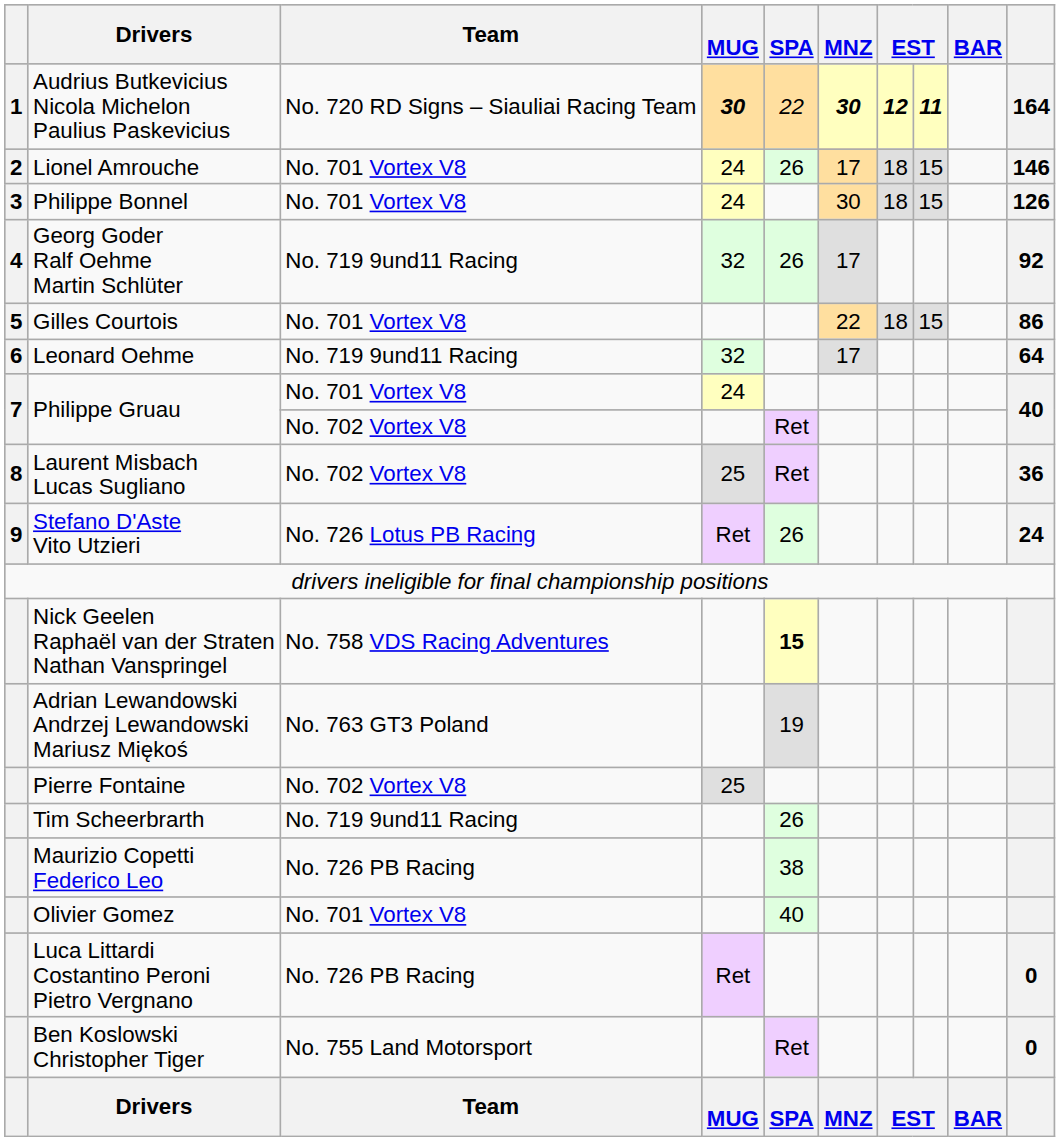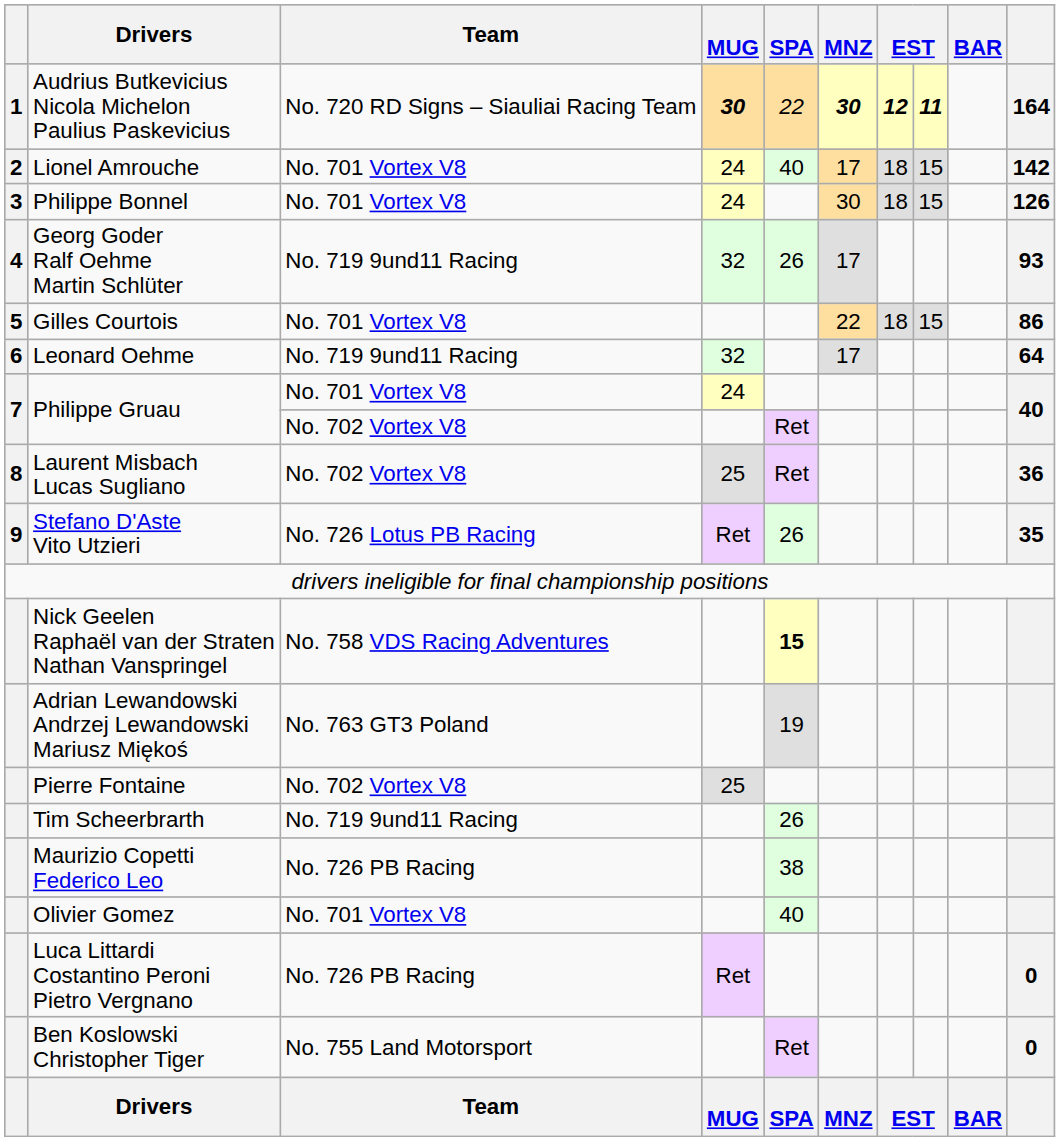(792, 166) 26 -> (792, 166) 40
(1031, 166) 146 -> (1031, 166) 142
(1031, 261) 92 -> (1031, 261) 93
(1031, 533) 24 -> (1031, 533) 35
